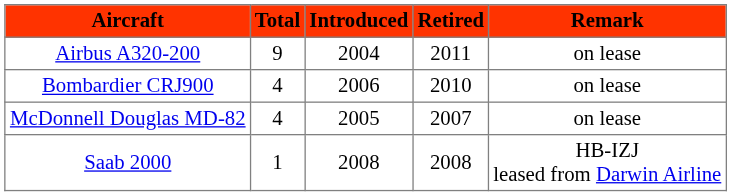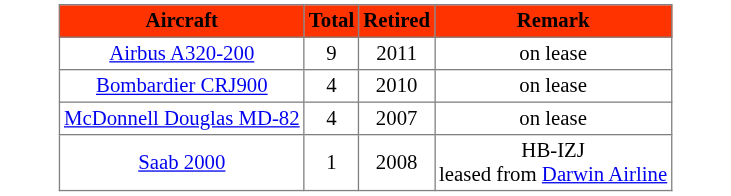- column: (359, 20)
